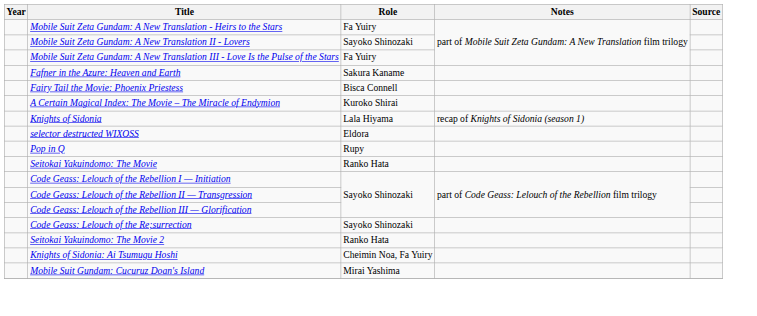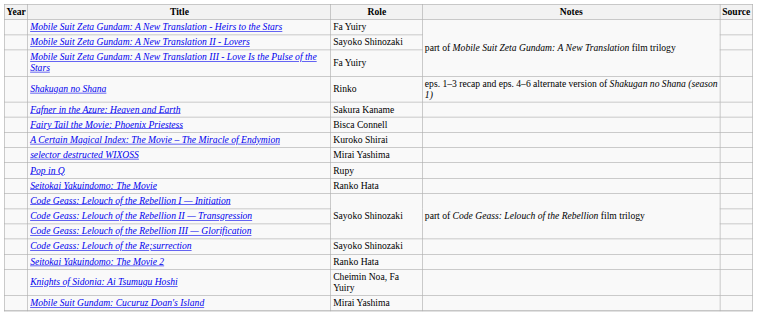+ row: (68, 89)
- row: (66, 118)
(356, 133) Eldora -> (361, 155) Mirai Yashima
